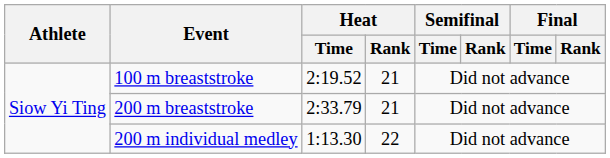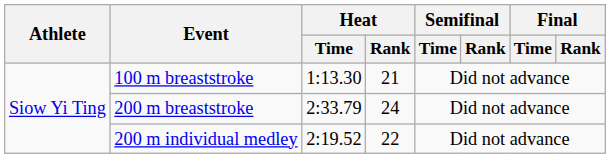(334, 78) 2:19.52 -> (334, 78) 1:13.30
(390, 108) 21 -> (390, 108) 24
(334, 138) 1:13.30 -> (334, 138) 2:19.52
